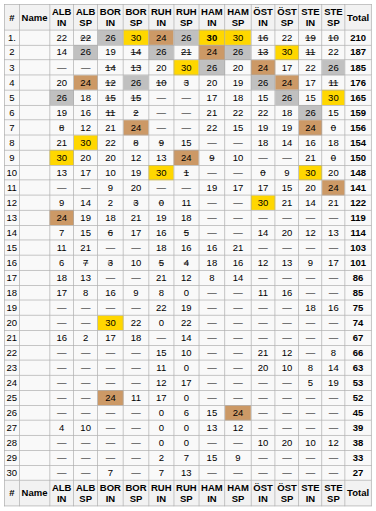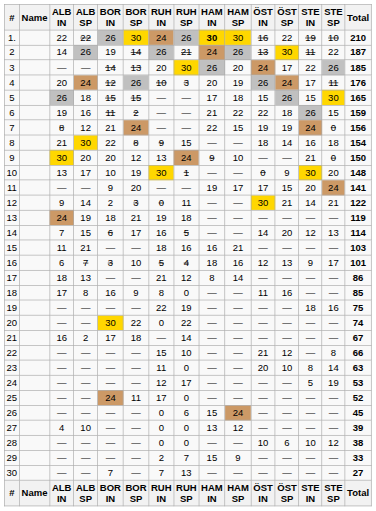(287, 443) 20 -> (287, 443) 6
